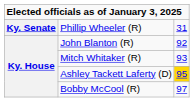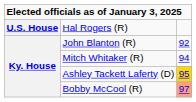+ row: (95, 27)
- row: (101, 27)
(182, 58) 93 -> (184, 58) 94
(182, 89) no background -> (184, 89) lightsalmon background
